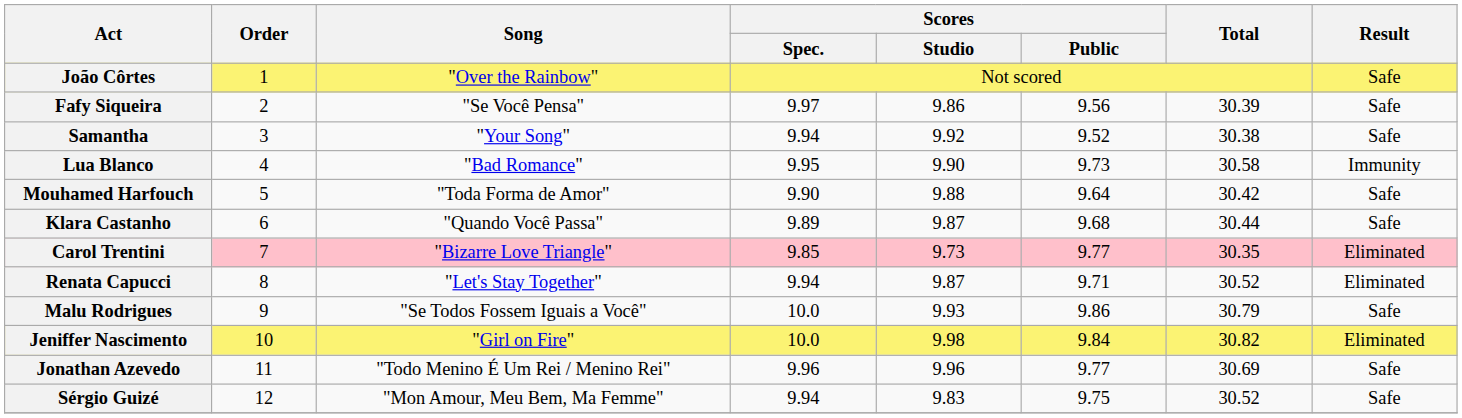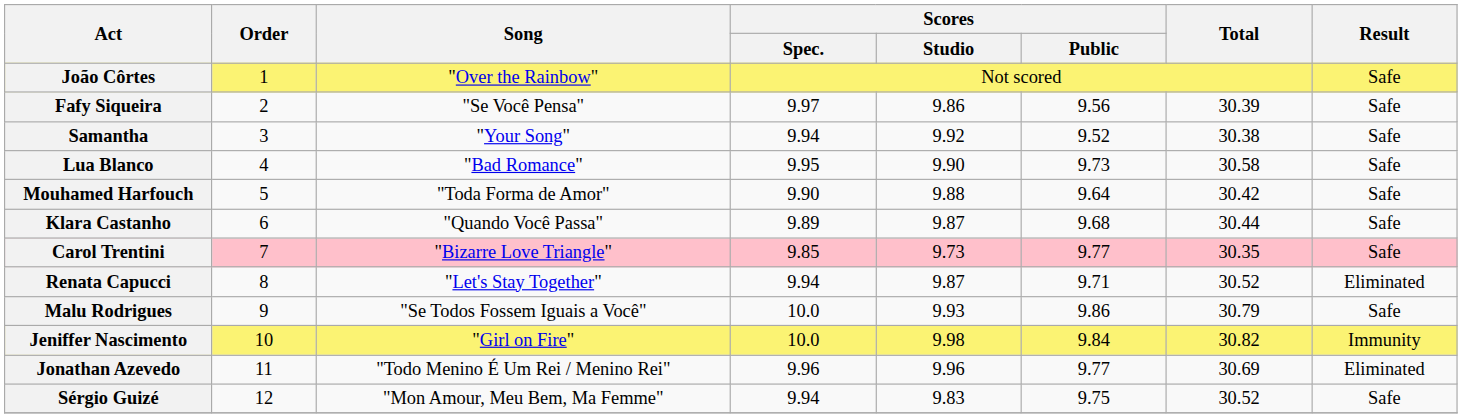(1384, 164) Immunity -> (1384, 164) Safe
(1384, 252) Eliminated -> (1384, 252) Safe
(1384, 340) Eliminated -> (1384, 340) Immunity
(1384, 369) Safe -> (1384, 369) Eliminated
